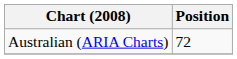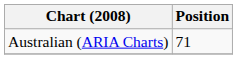(183, 41) 72 -> (183, 41) 71
